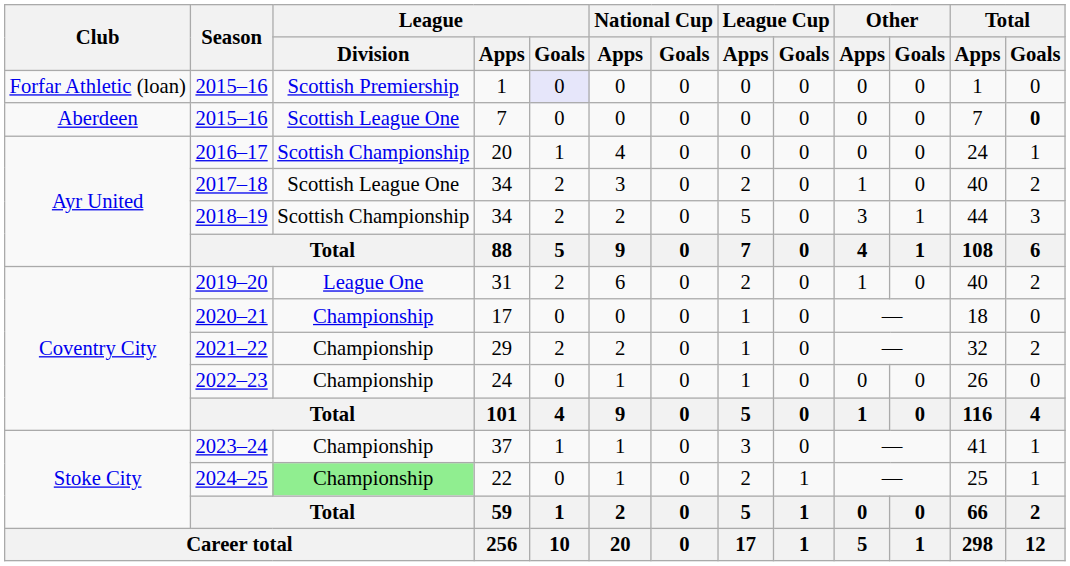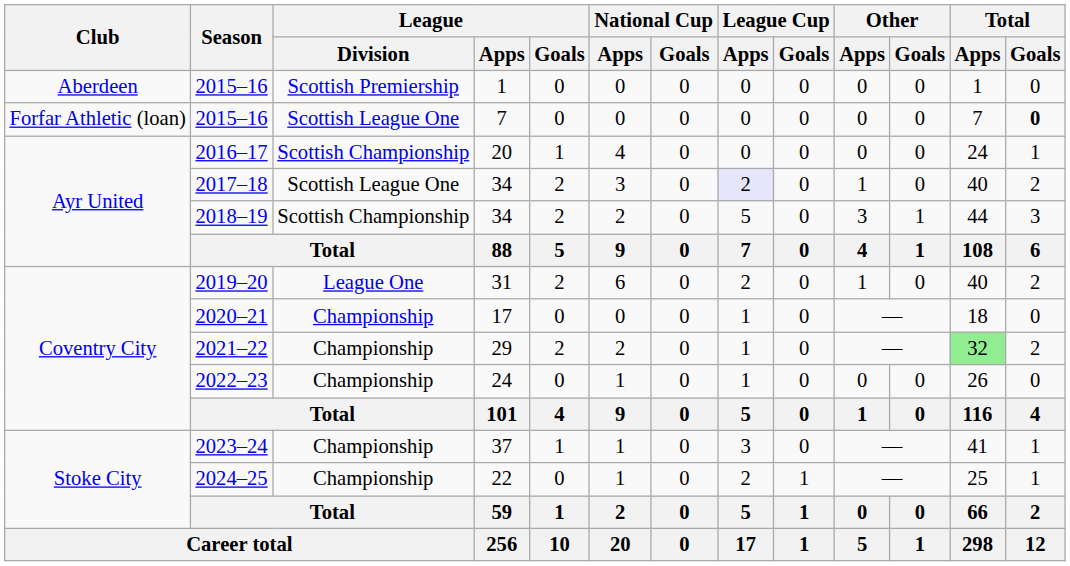(98, 86) Forfar Athletic (loan) -> (98, 86) Aberdeen
(559, 86) lavender background -> (559, 86) no background
(98, 119) Aberdeen -> (98, 119) Forfar Athletic (loan)
(746, 184) no background -> (746, 184) lavender background
(978, 348) no background -> (978, 348) lightgreen background
(373, 479) lightgreen background -> (373, 479) no background
